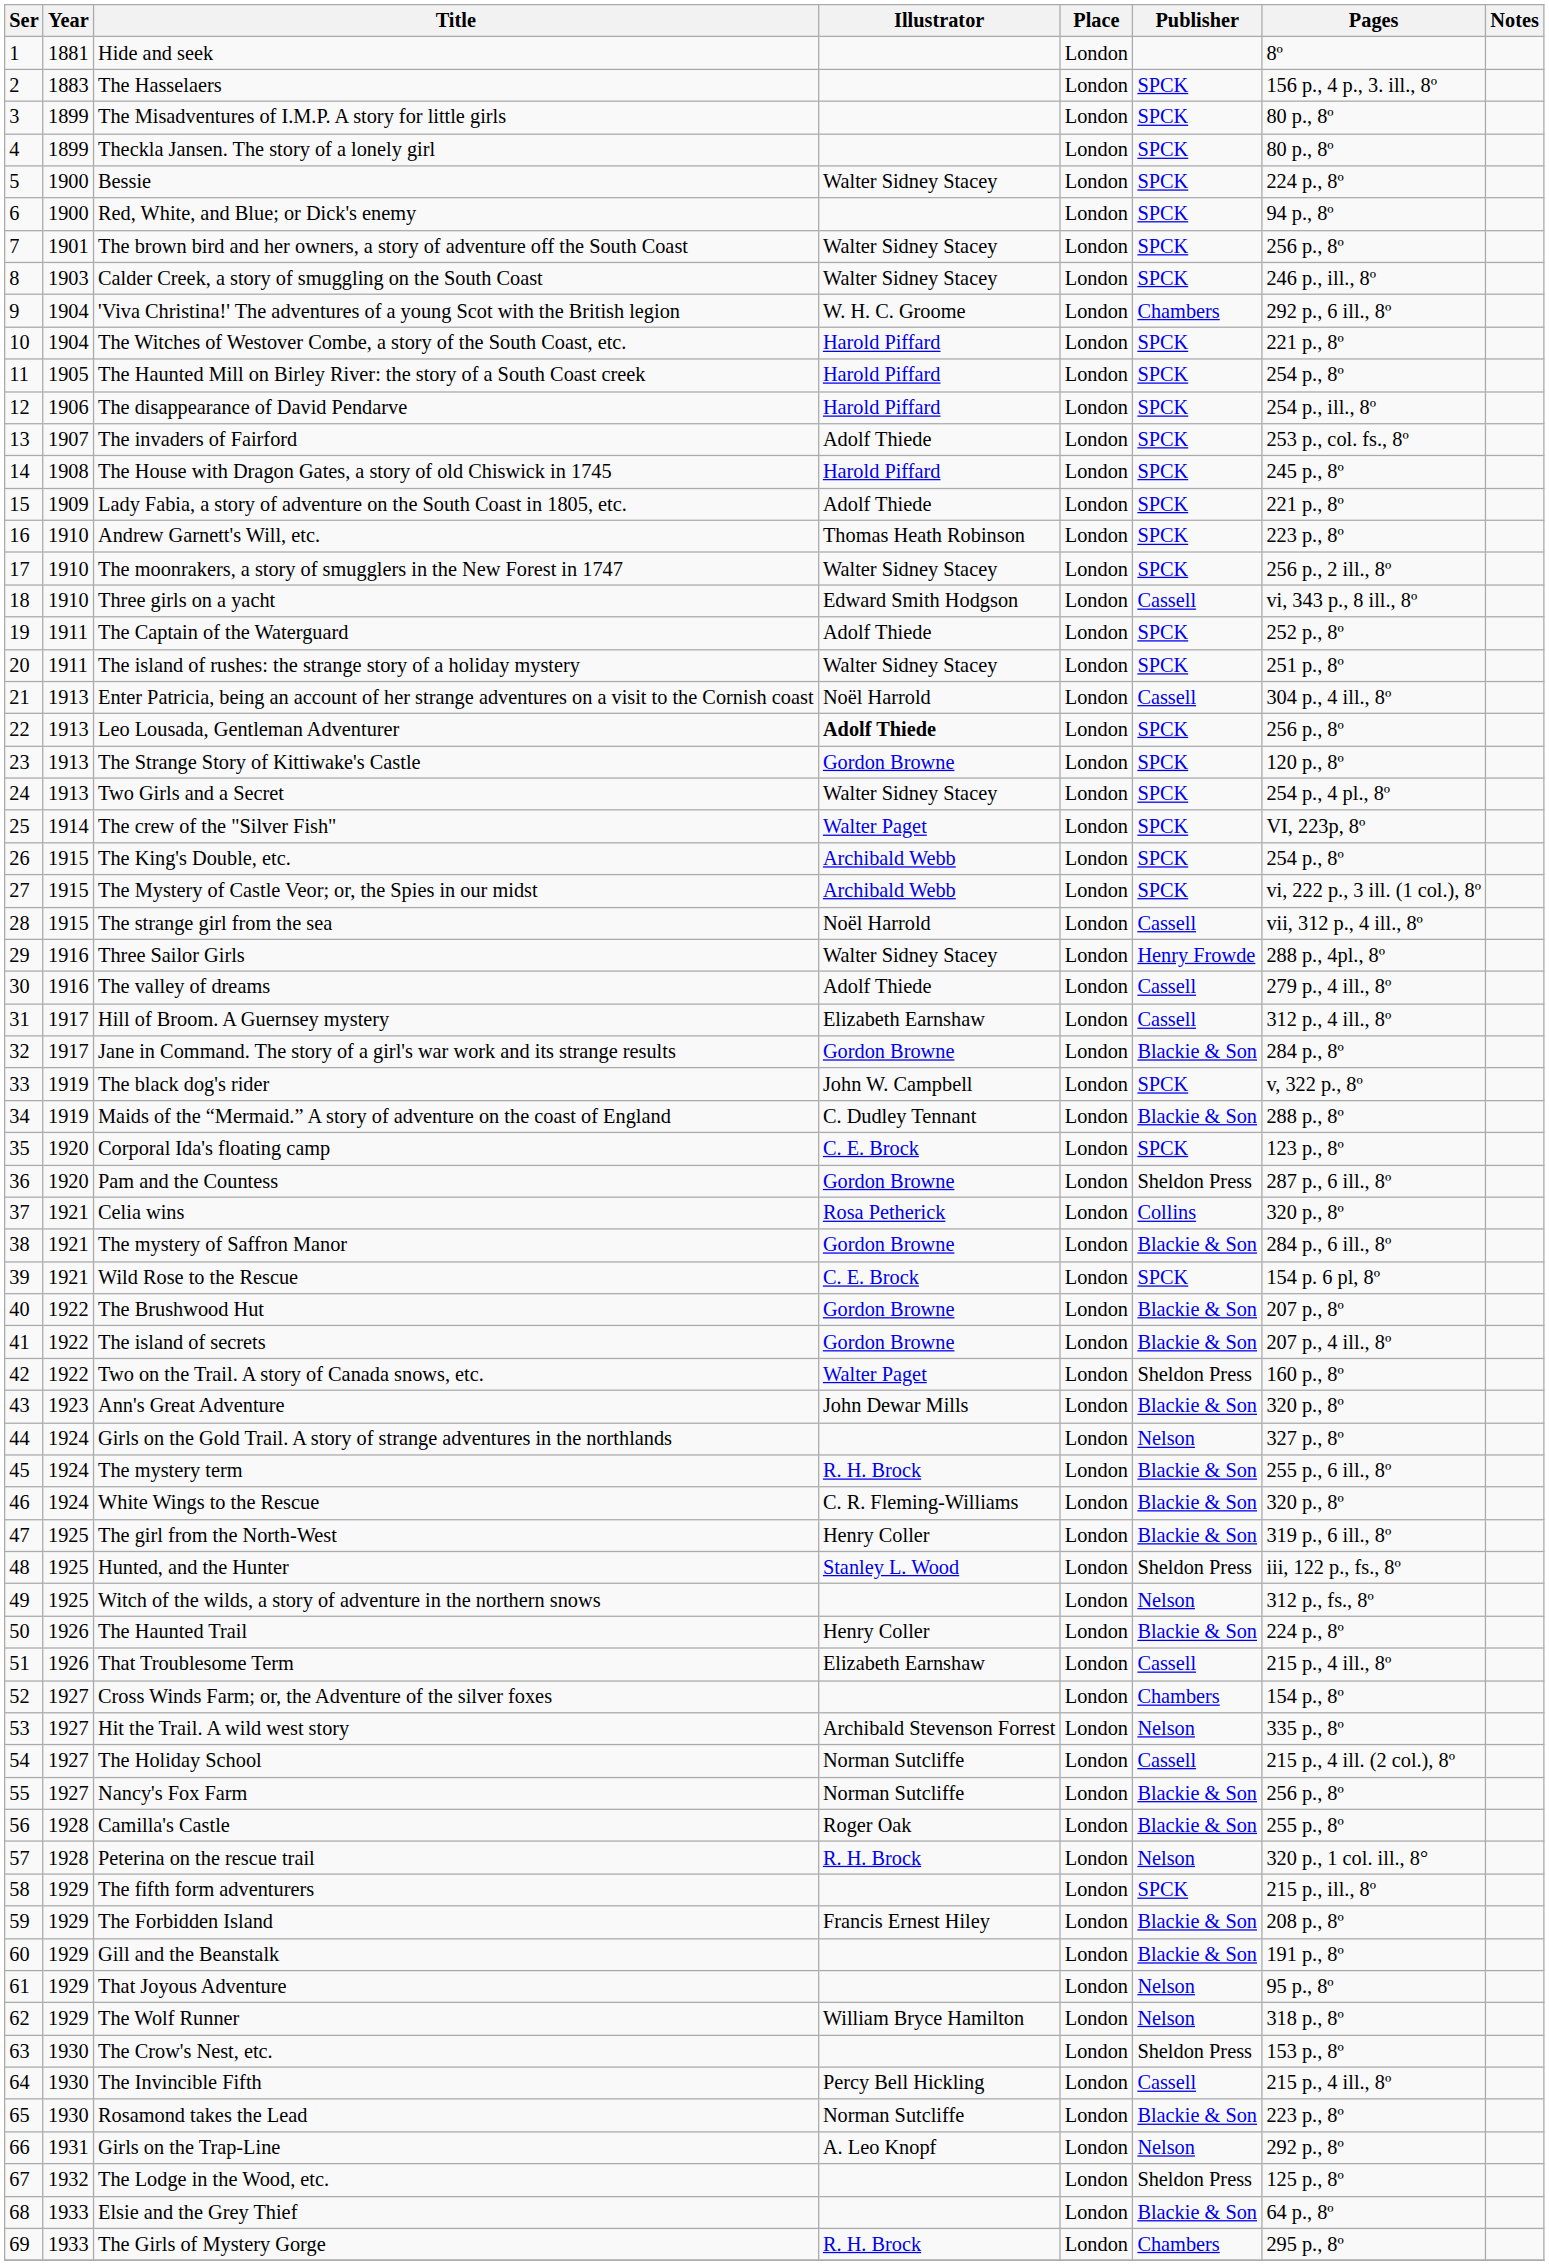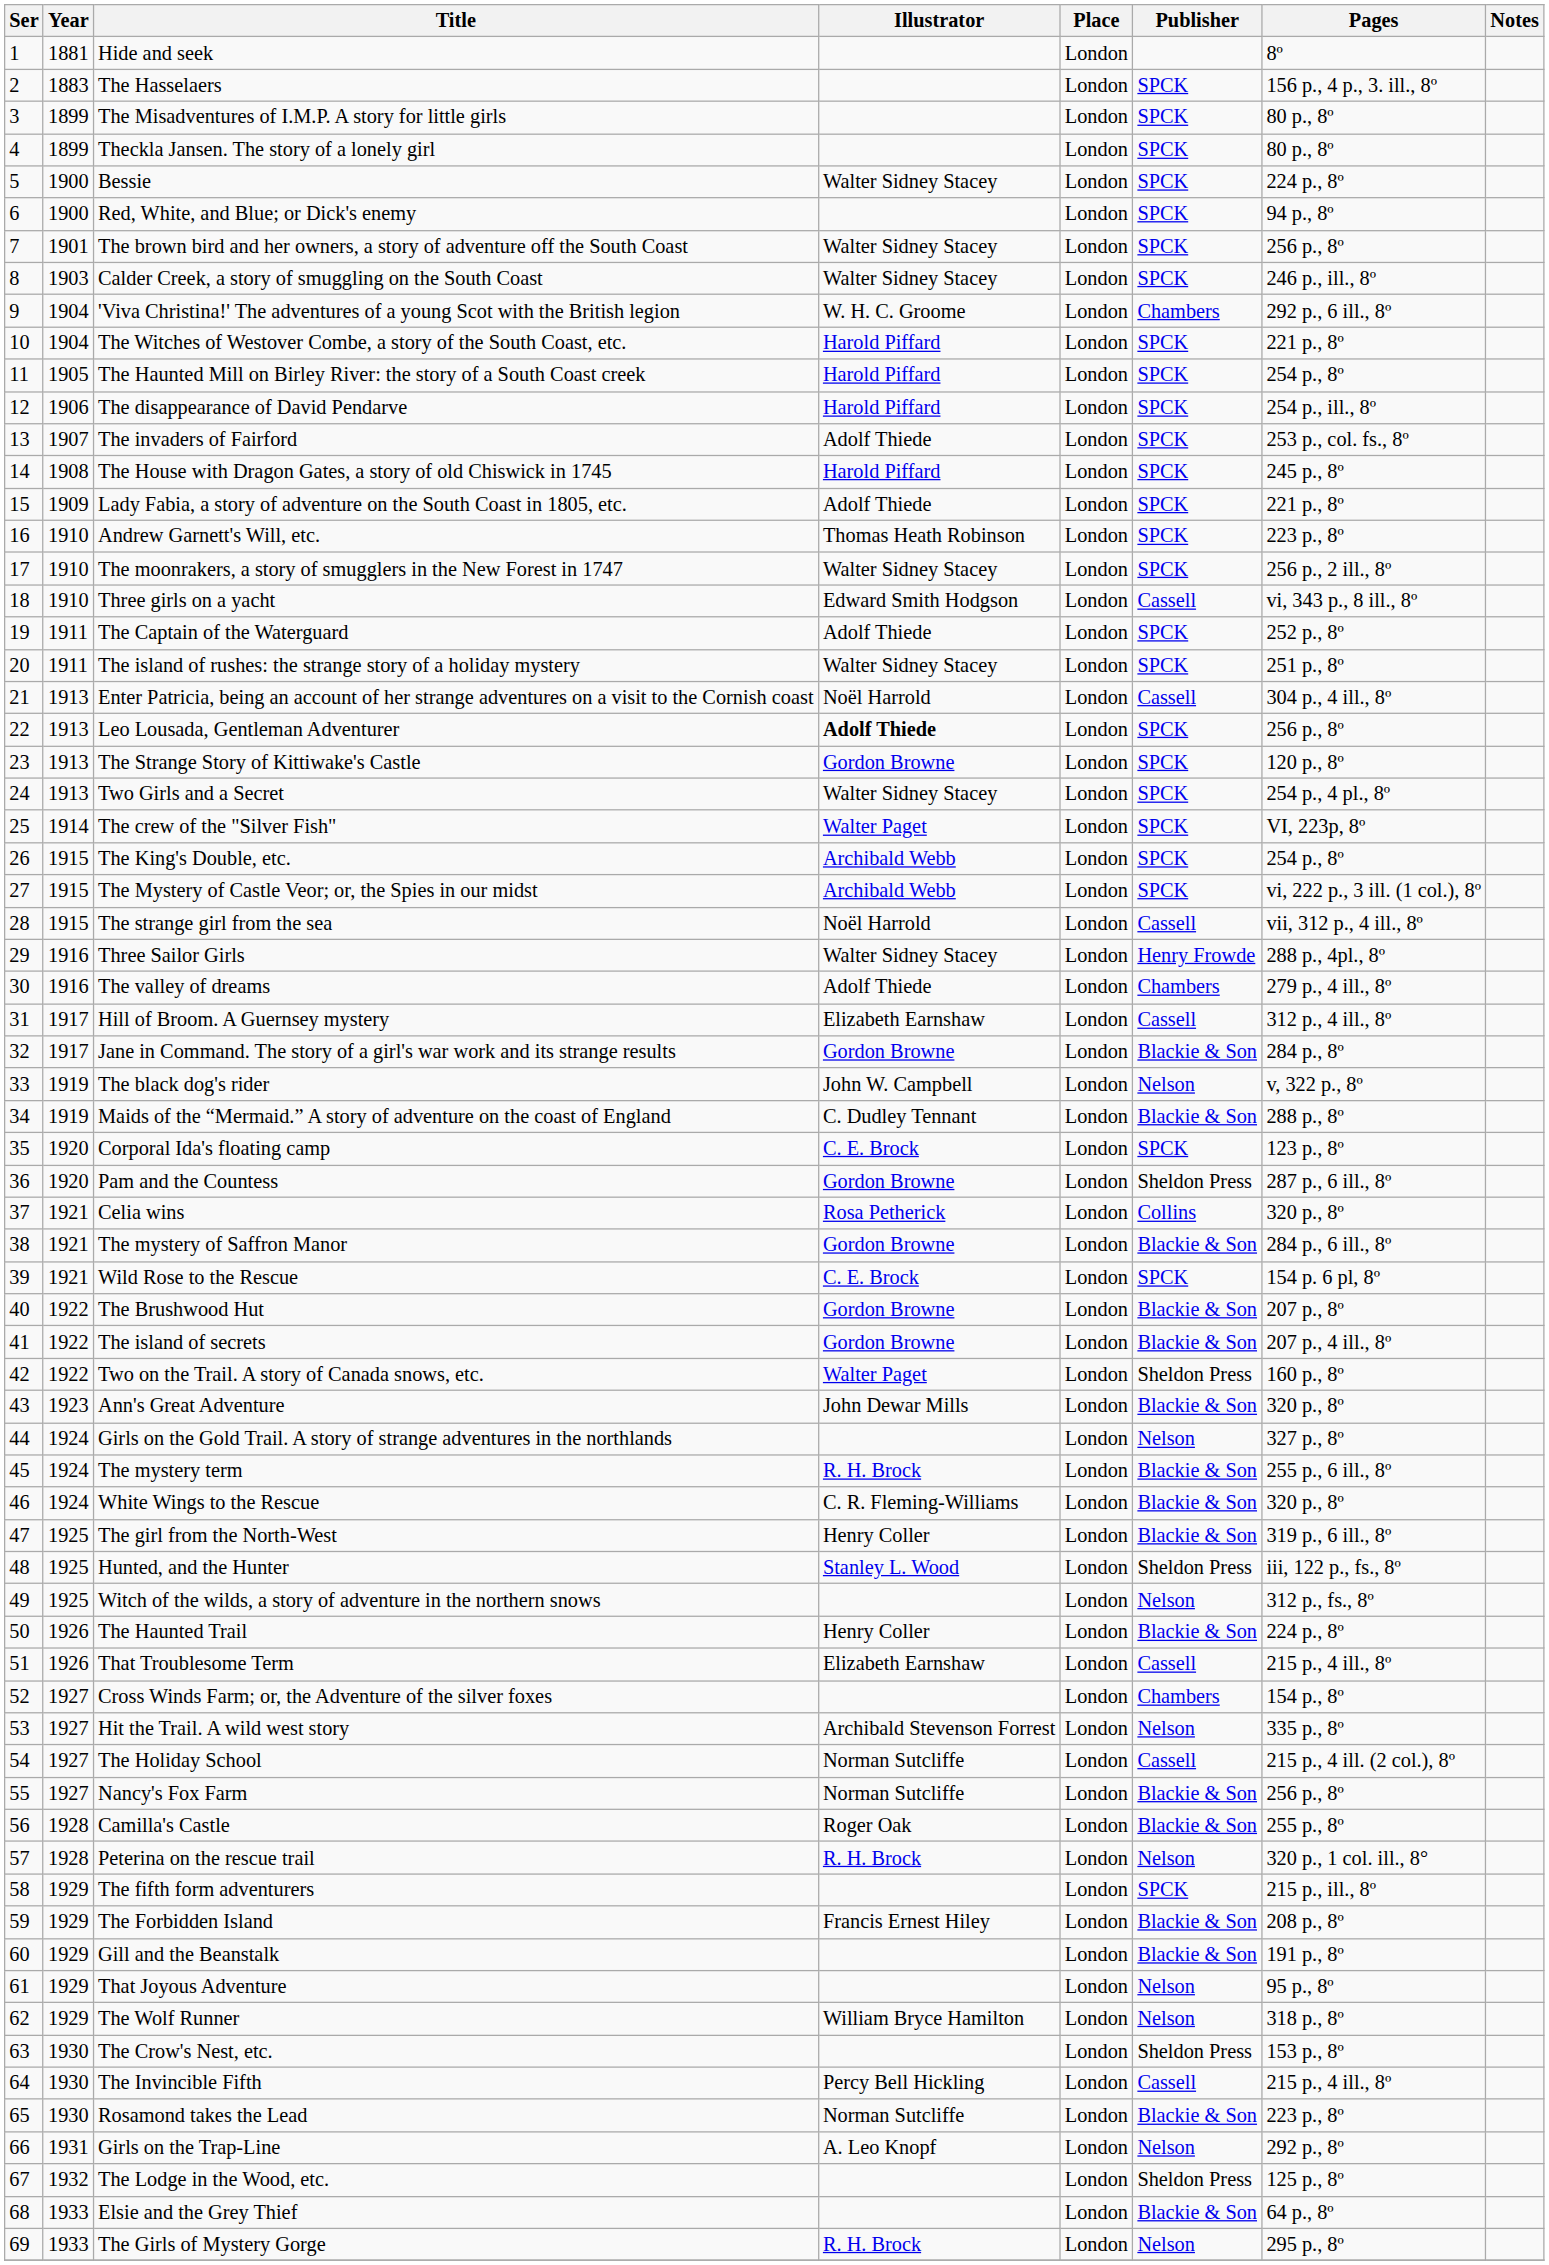(1167, 987) Cassell -> (1179, 987) Chambers
(1163, 1084) SPCK -> (1166, 1084) Nelson
(1179, 2244) Chambers -> (1166, 2244) Nelson
